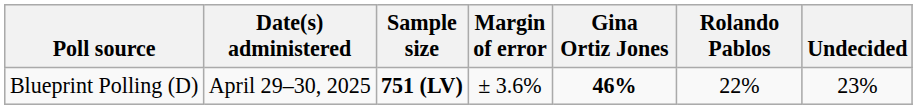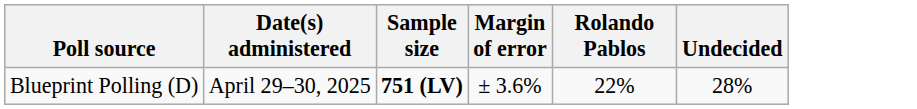- column: (614, 36)
(857, 85) 23% -> (732, 85) 28%
